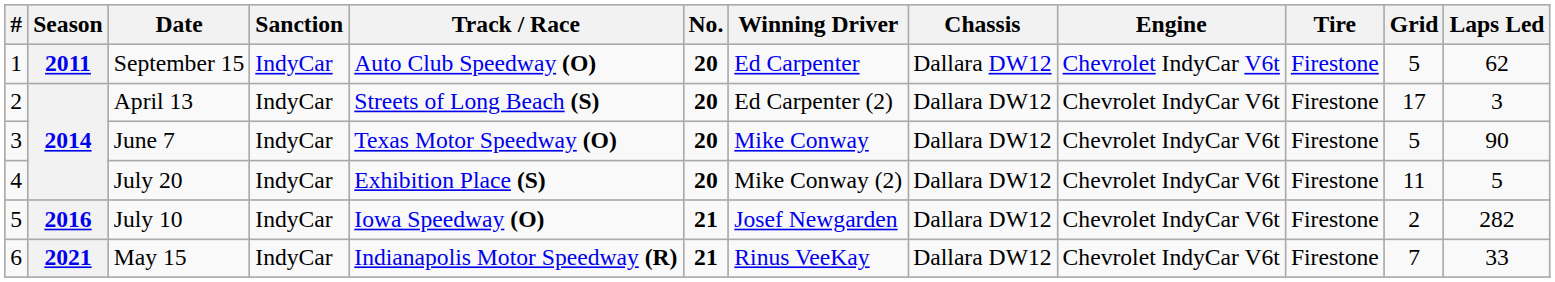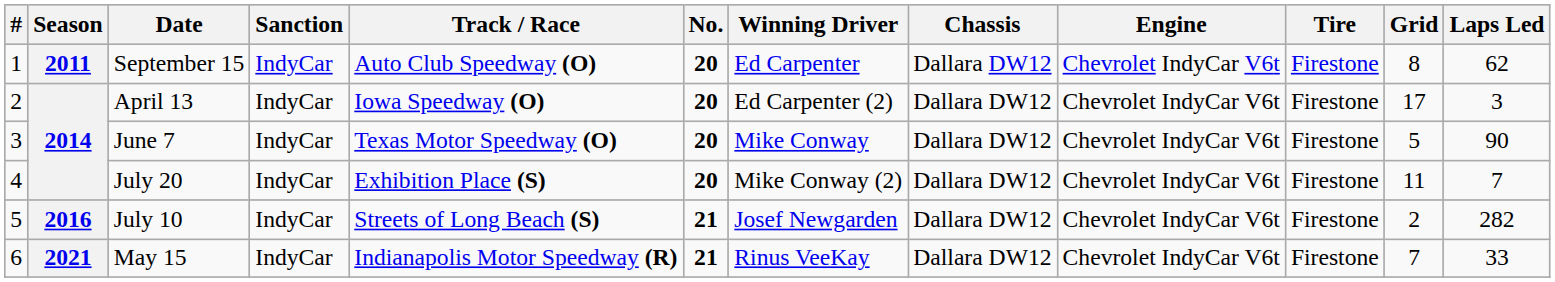(1414, 63) 5 -> (1414, 63) 8
(477, 102) Streets of Long Beach (S) -> (449, 102) Iowa Speedway (O)
(1497, 180) 5 -> (1497, 180) 7
(449, 219) Iowa Speedway (O) -> (477, 219) Streets of Long Beach (S)
